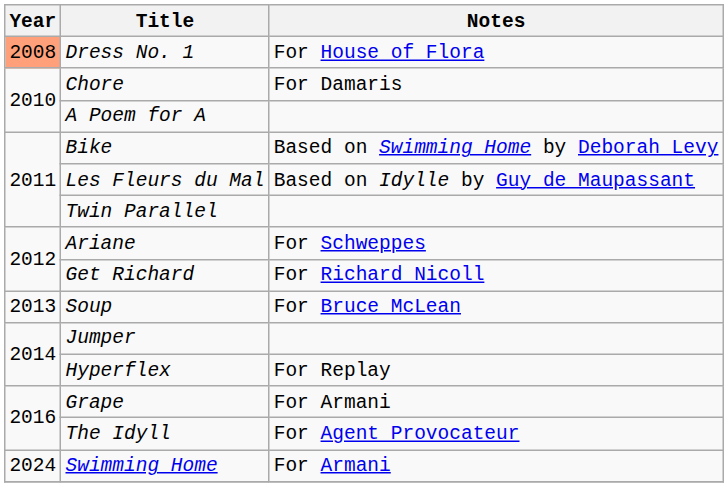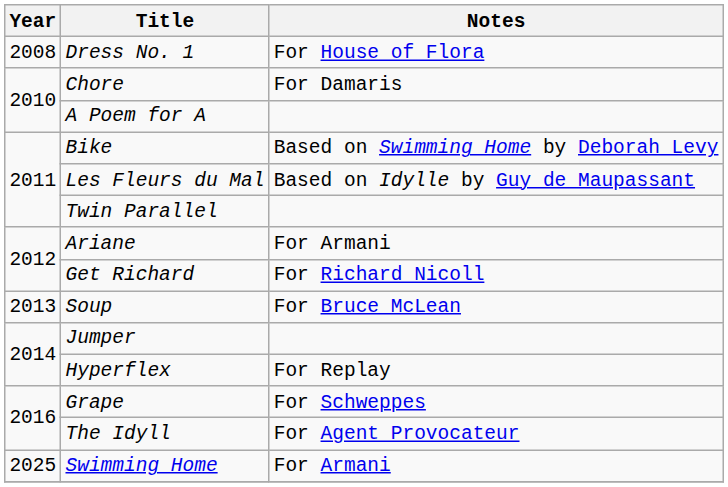(33, 52) lightsalmon background -> (33, 52) no background
(350, 243) For Schweppes -> (332, 243) For Armani
(332, 402) For Armani -> (350, 402) For Schweppes
(33, 466) 2024 -> (33, 466) 2025
